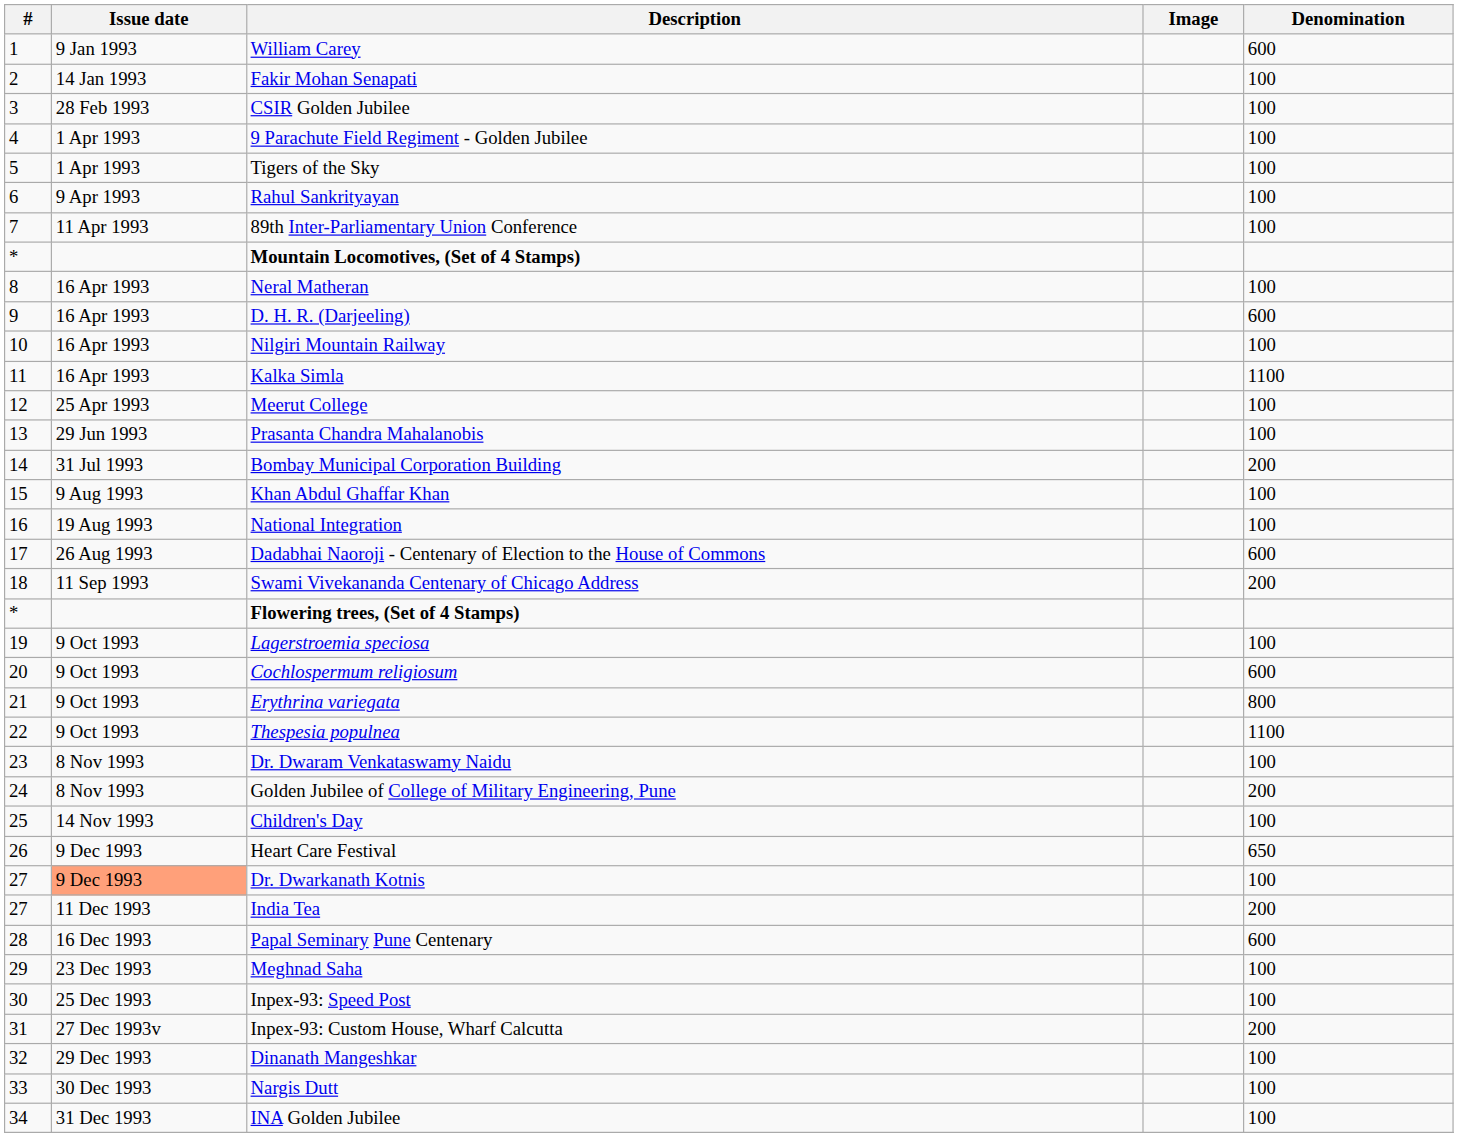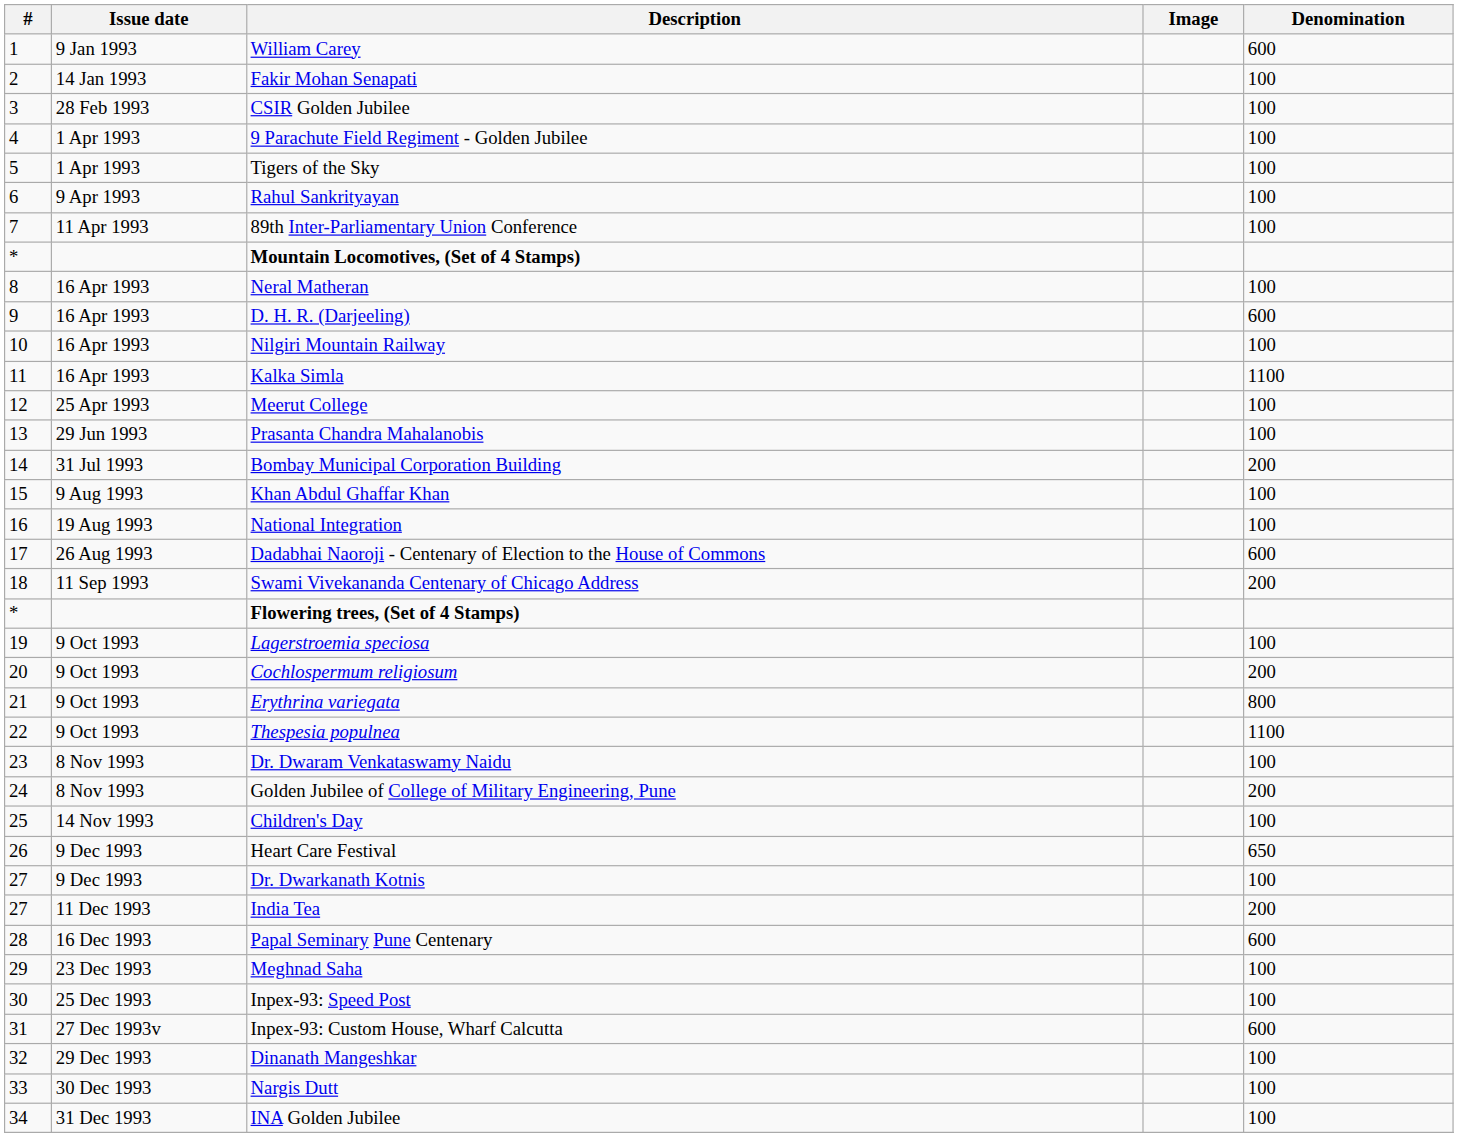(1262, 672) 600 -> (1262, 672) 200
(99, 880) lightsalmon background -> (99, 880) no background
(1262, 1028) 200 -> (1262, 1028) 600
